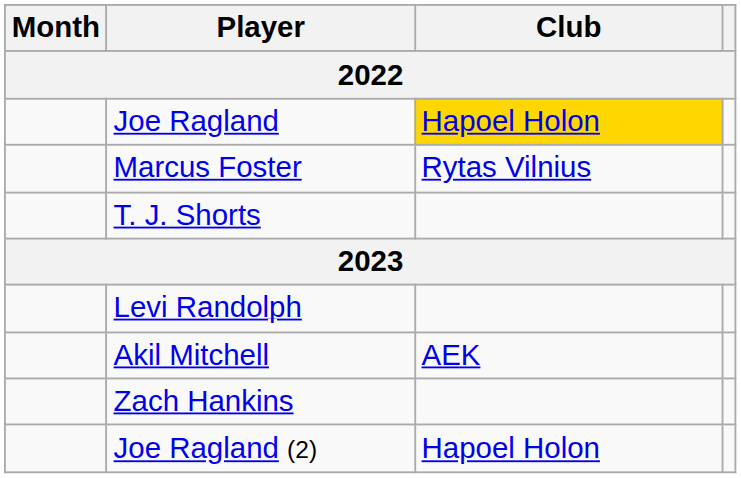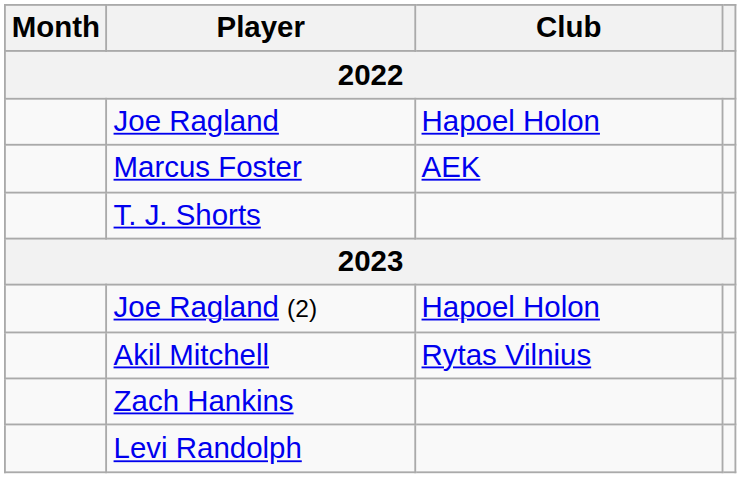(511, 121) gold background -> (511, 121) no background
(506, 167) Rytas Vilnius -> (451, 167) AEK
rows swapped: (215, 448) <-> (208, 307)
(451, 354) AEK -> (506, 354) Rytas Vilnius
